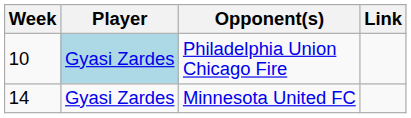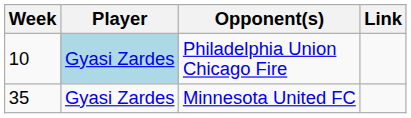(19, 98) 14 -> (19, 98) 35
